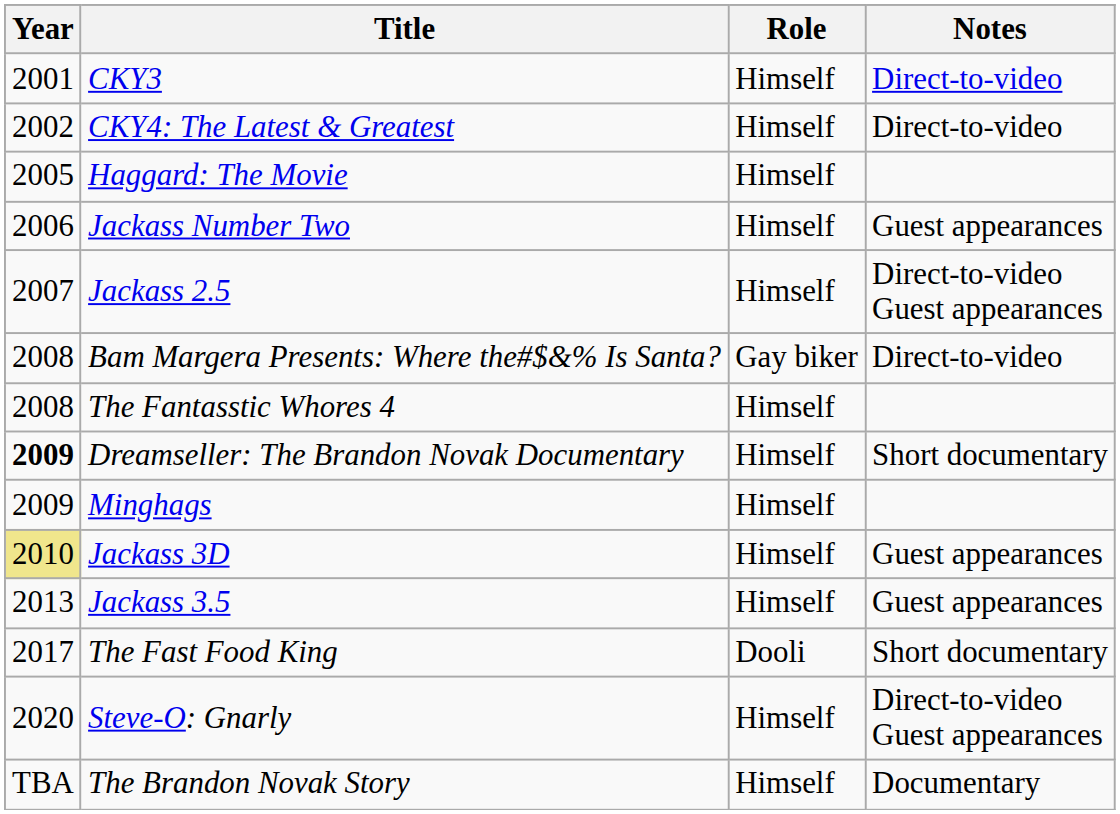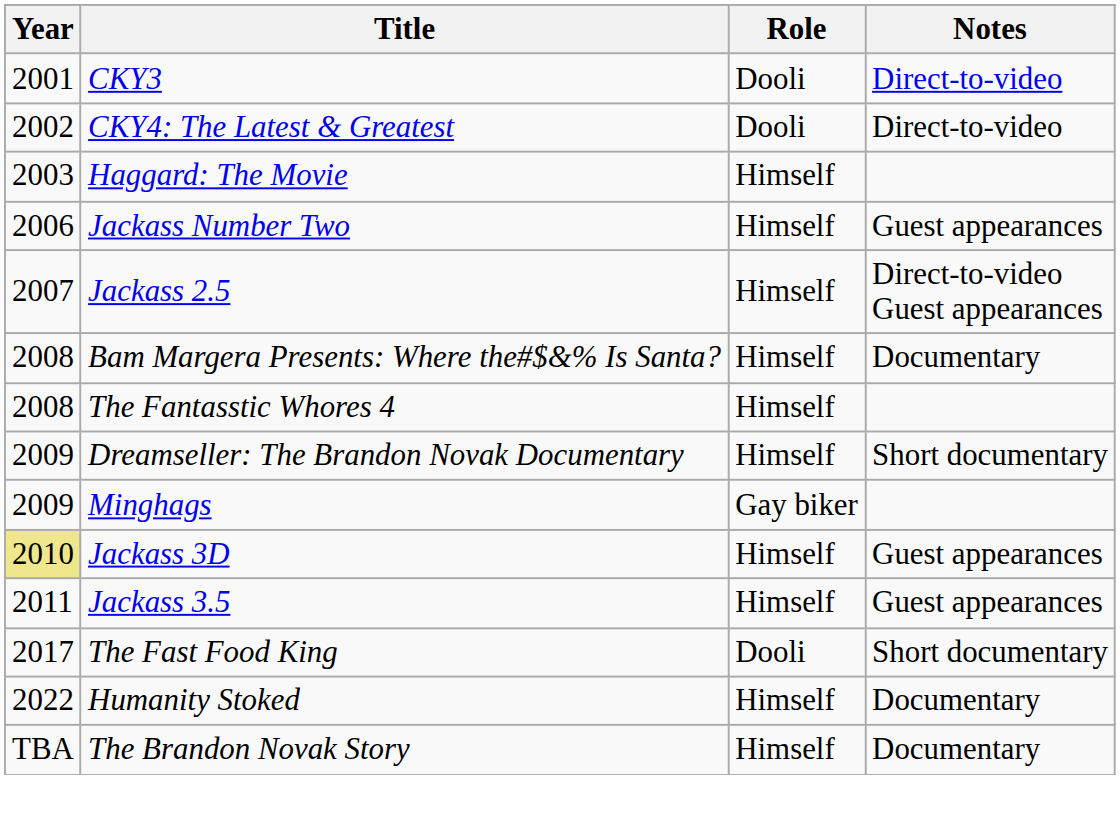(785, 77) Himself -> (770, 77) Dooli
(785, 126) Himself -> (770, 126) Dooli
(43, 175) 2005 -> (43, 175) 2003
(797, 357) Gay biker -> (785, 357) Himself
(967, 357) Direct-to-video -> (956, 357) Documentary
(43, 455) bold -> (43, 455) normal
(785, 504) Himself -> (797, 504) Gay biker
(43, 602) 2013 -> (42, 602) 2011
- row: (190, 717)
+ row: (194, 700)
